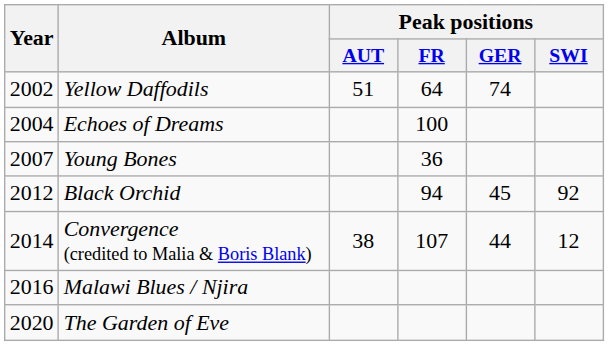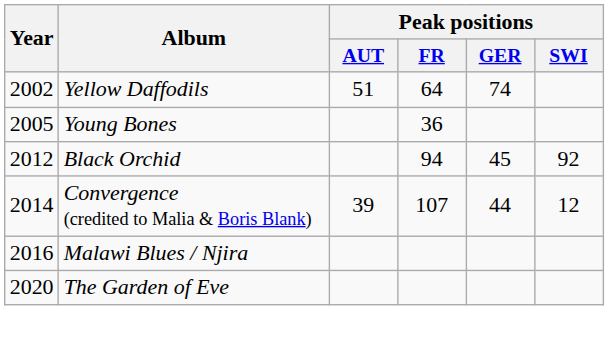- row: (144, 123)
(32, 158) 2007 -> (32, 123) 2005
(363, 240) 38 -> (363, 205) 39
